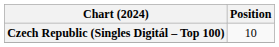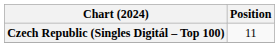(251, 33) 10 -> (251, 33) 11
